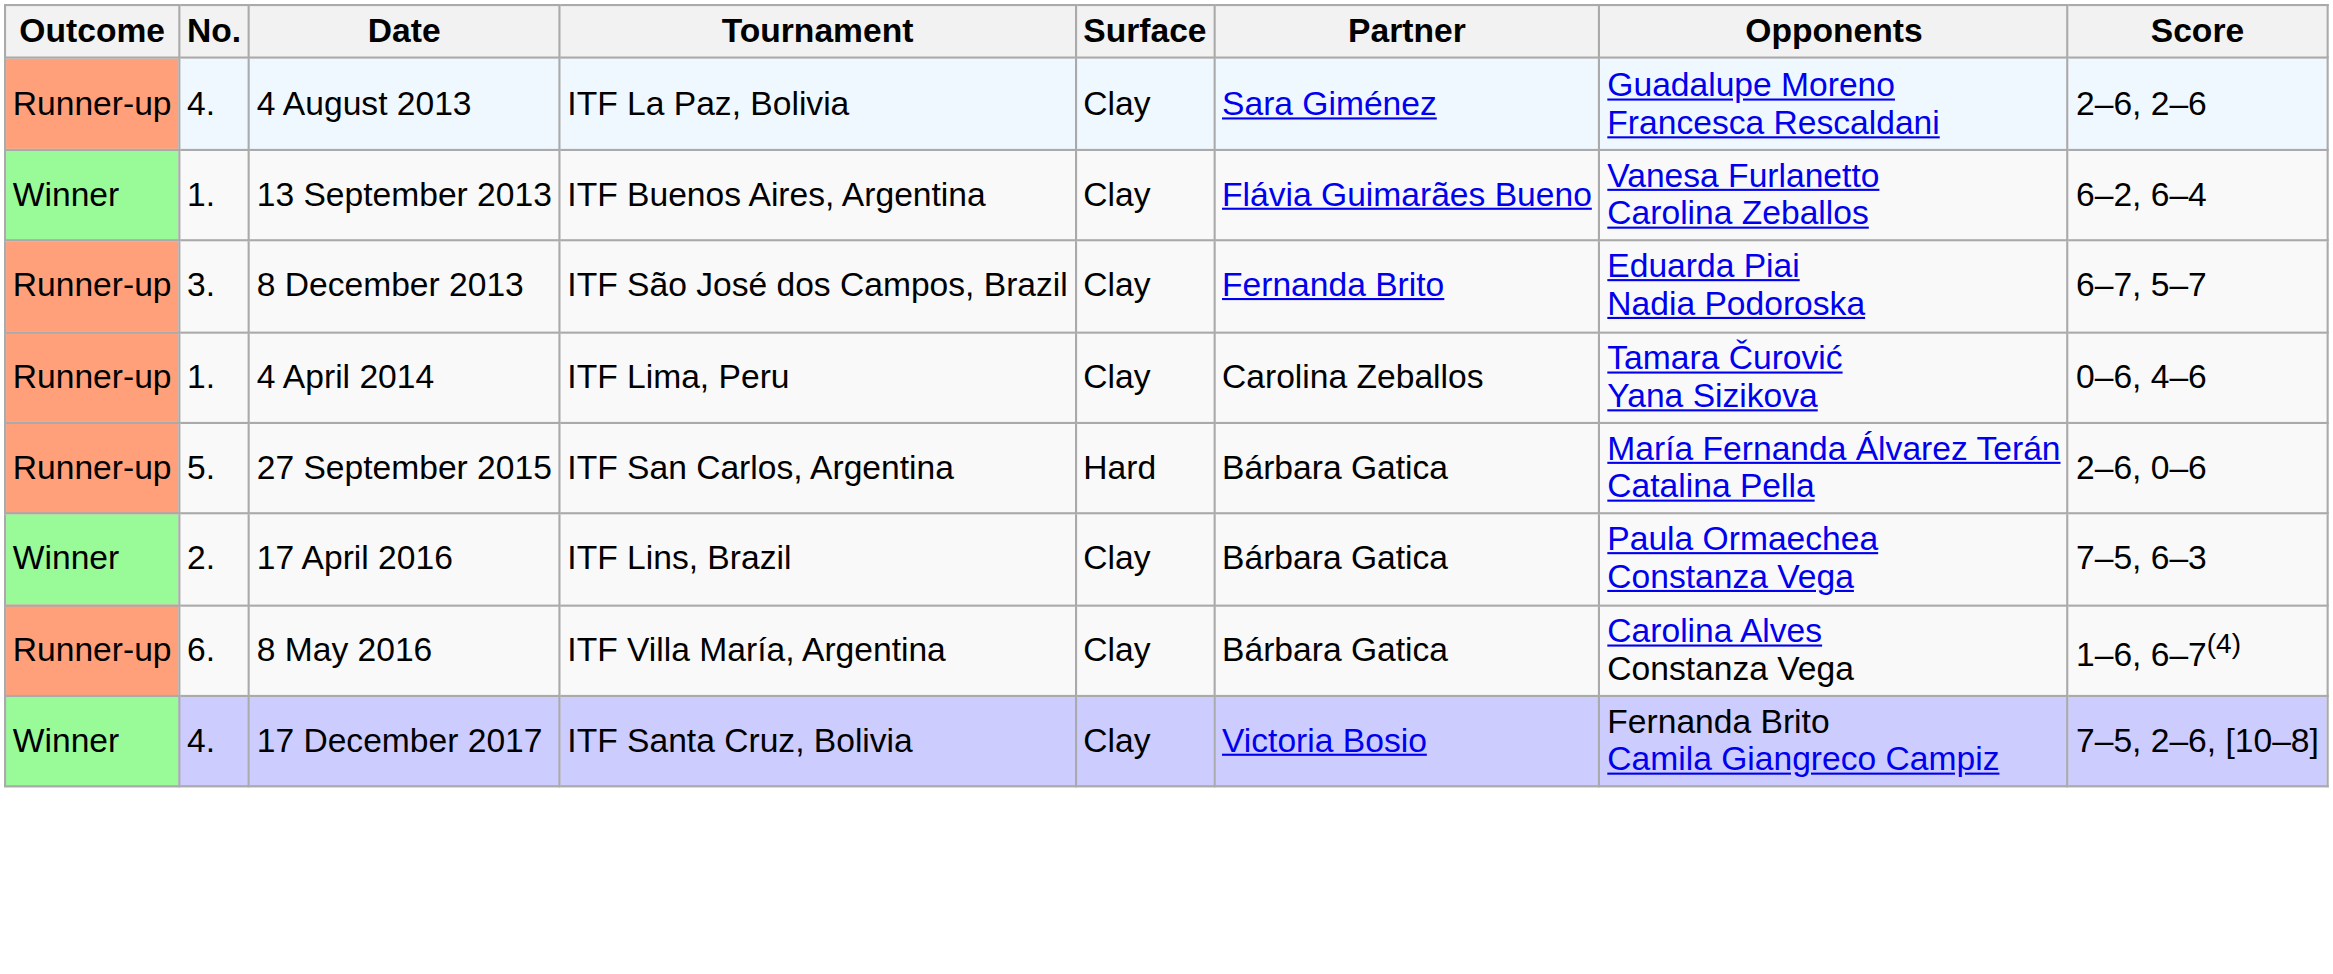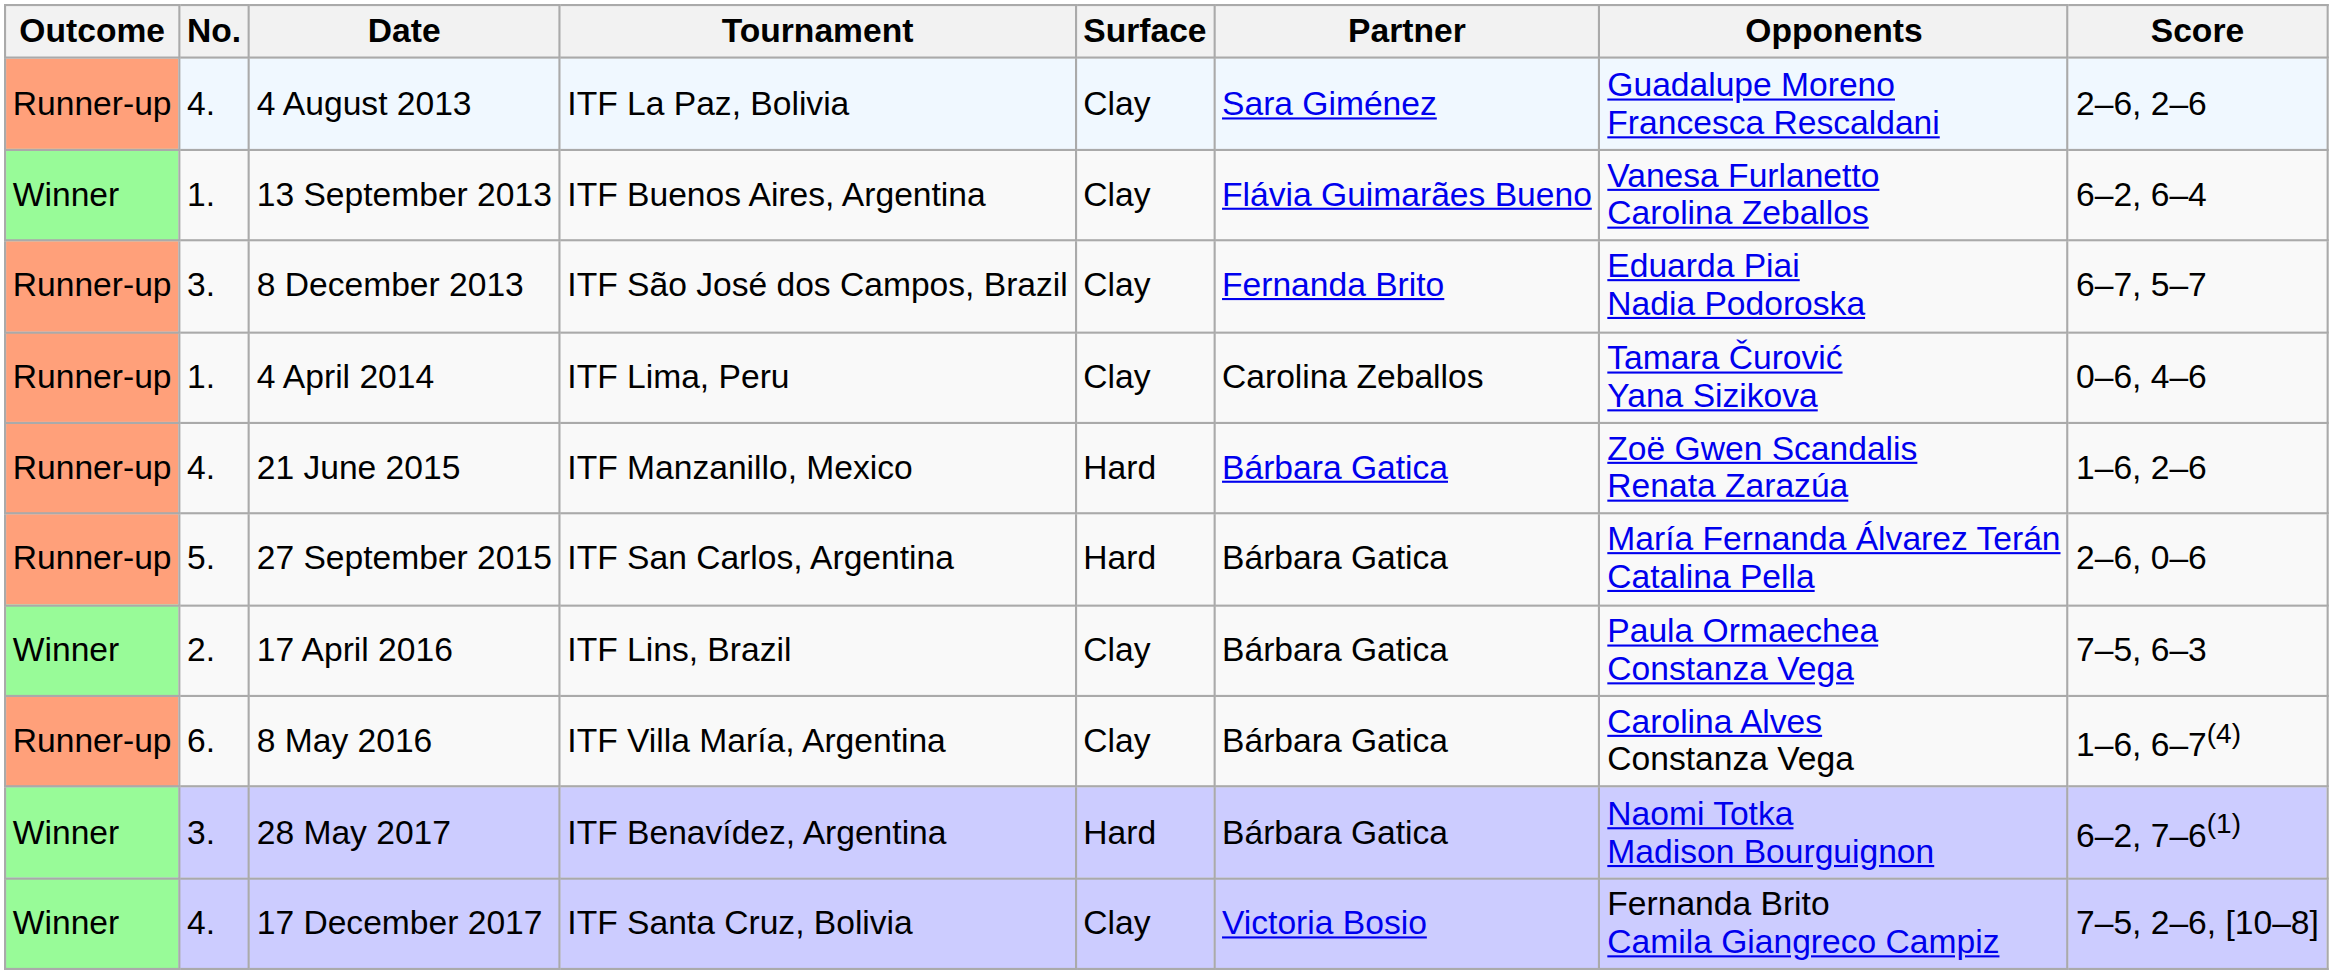+ row: (359, 467)
+ row: (354, 832)
